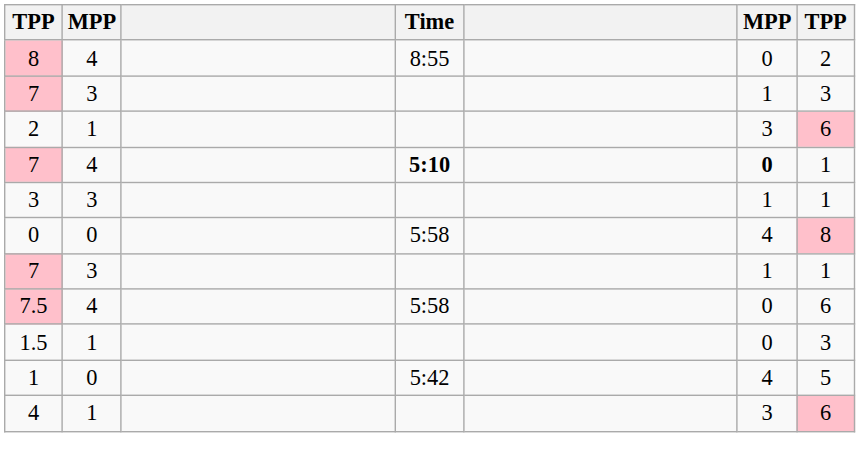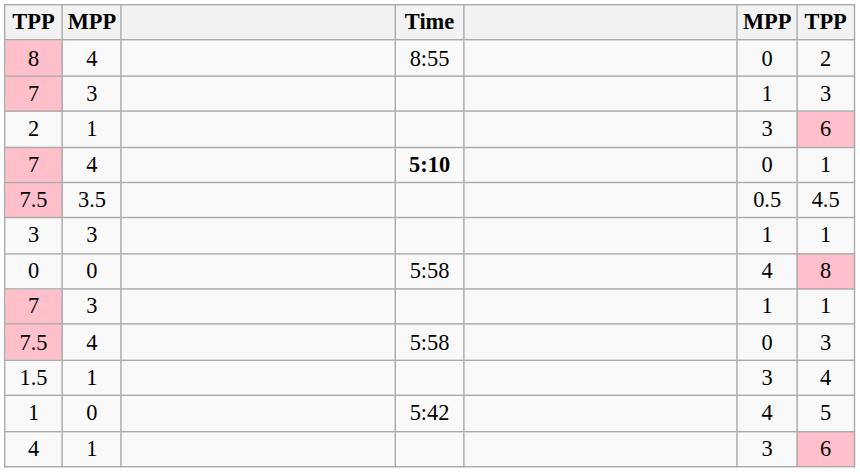(767, 164) bold -> (767, 164) normal
+ row: (34, 199)
(826, 306) 6 -> (826, 341) 3
(767, 341) 0 -> (767, 377) 3
(826, 341) 3 -> (826, 377) 4
